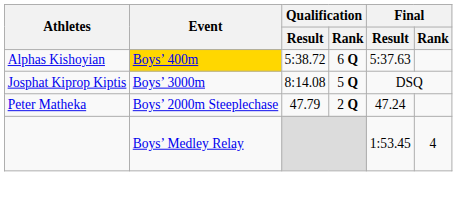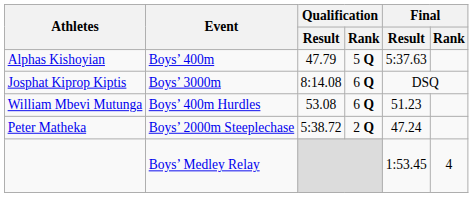(165, 60) gold background -> (181, 60) no background
(305, 60) 5:38.72 -> (321, 60) 47.79
(348, 60) 6 Q -> (364, 60) 5 Q
(348, 83) 5 Q -> (364, 83) 6 Q
+ row: (75, 105)
(305, 105) 47.79 -> (321, 127) 5:38.72
